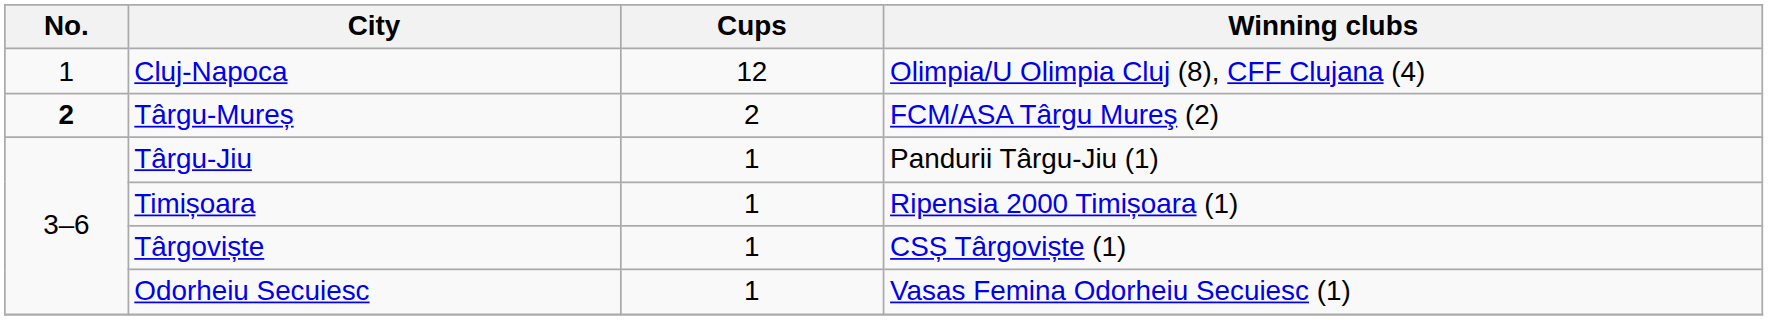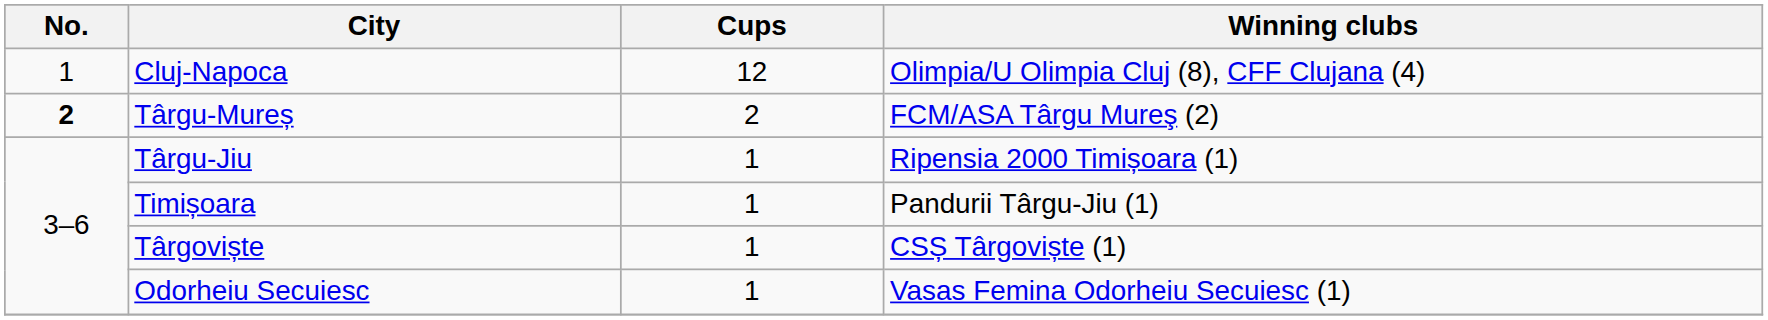(1024, 159) Pandurii Târgu-Jiu (1) -> (1064, 159) Ripensia 2000 Timișoara (1)
(1064, 203) Ripensia 2000 Timișoara (1) -> (1024, 203) Pandurii Târgu-Jiu (1)
